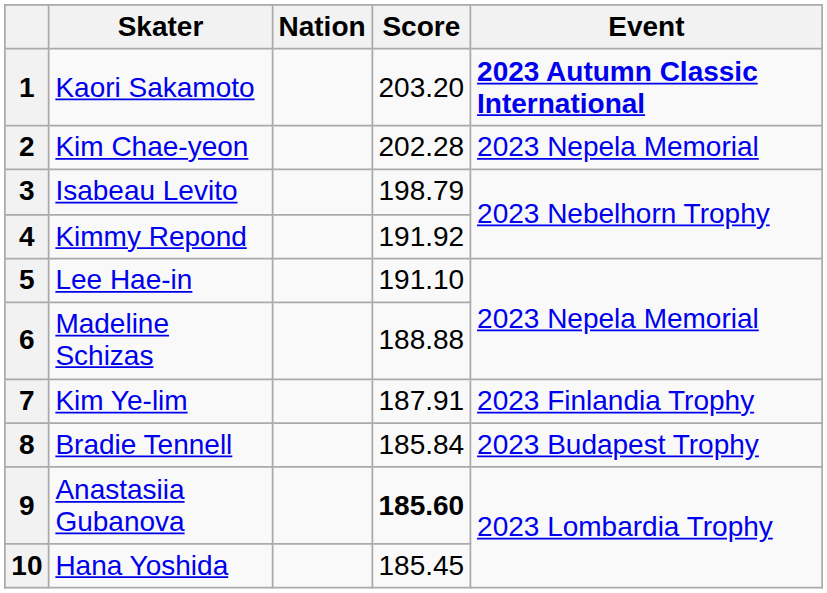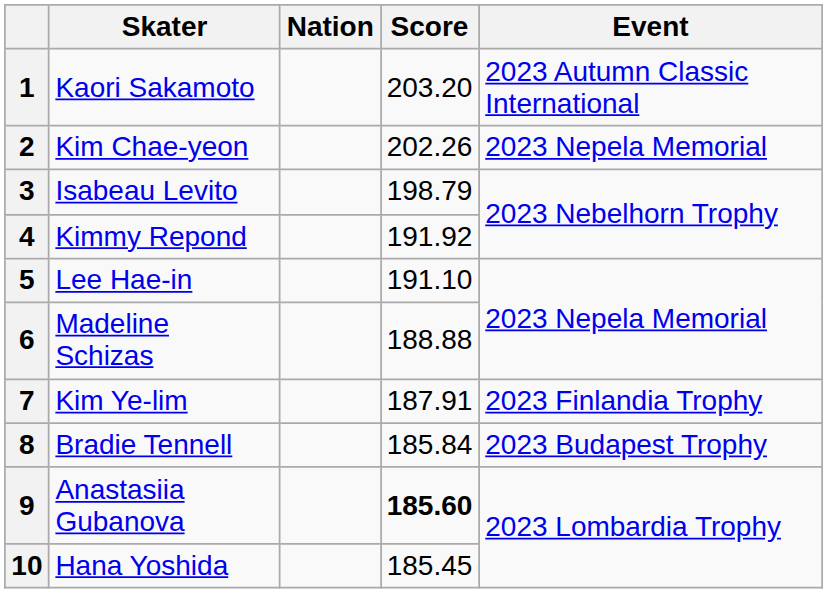(617, 86) bold -> (617, 86) normal
(421, 147) 202.28 -> (430, 147) 202.26
